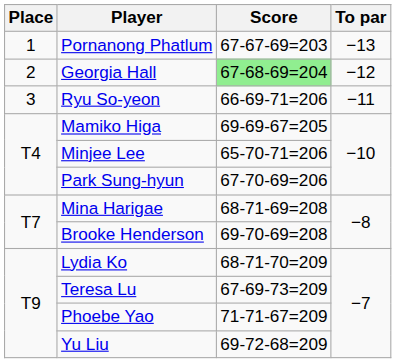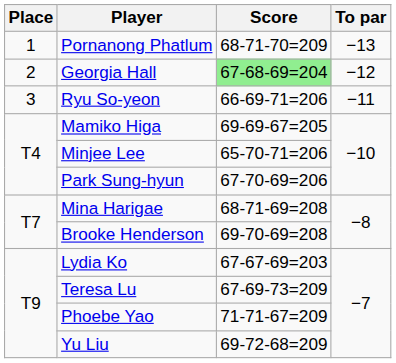(274, 45) 67-67-69=203 -> (274, 45) 68-71-70=209
(274, 262) 68-71-70=209 -> (274, 262) 67-67-69=203
